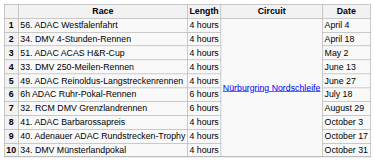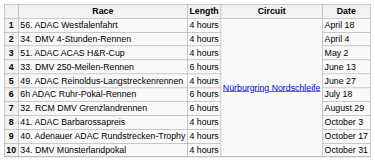(337, 26) April 4 -> (339, 26) April 18
(339, 39) April 18 -> (337, 39) April 4
(204, 67) 4 hours -> (204, 67) 6 hours
